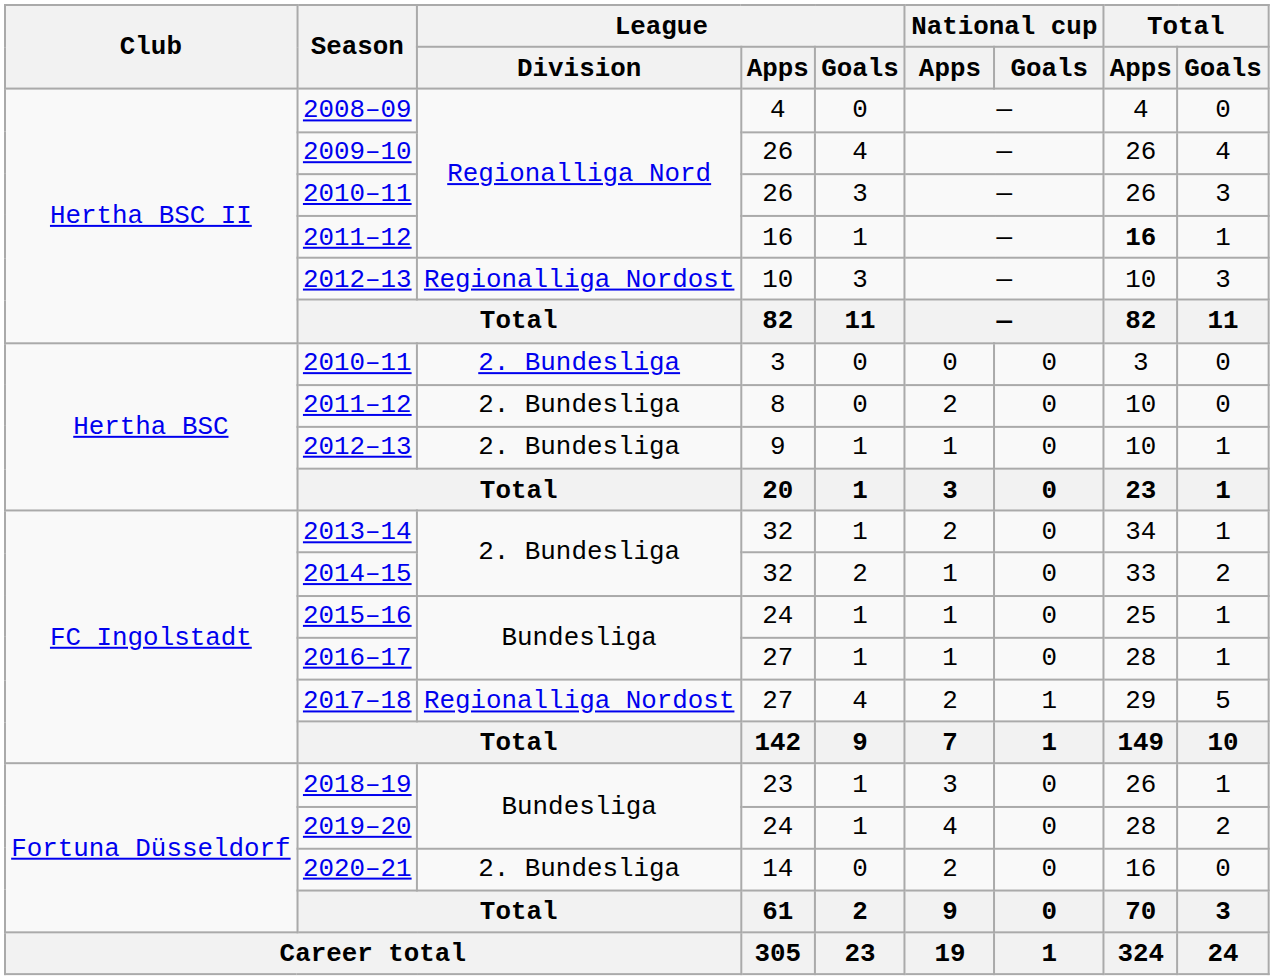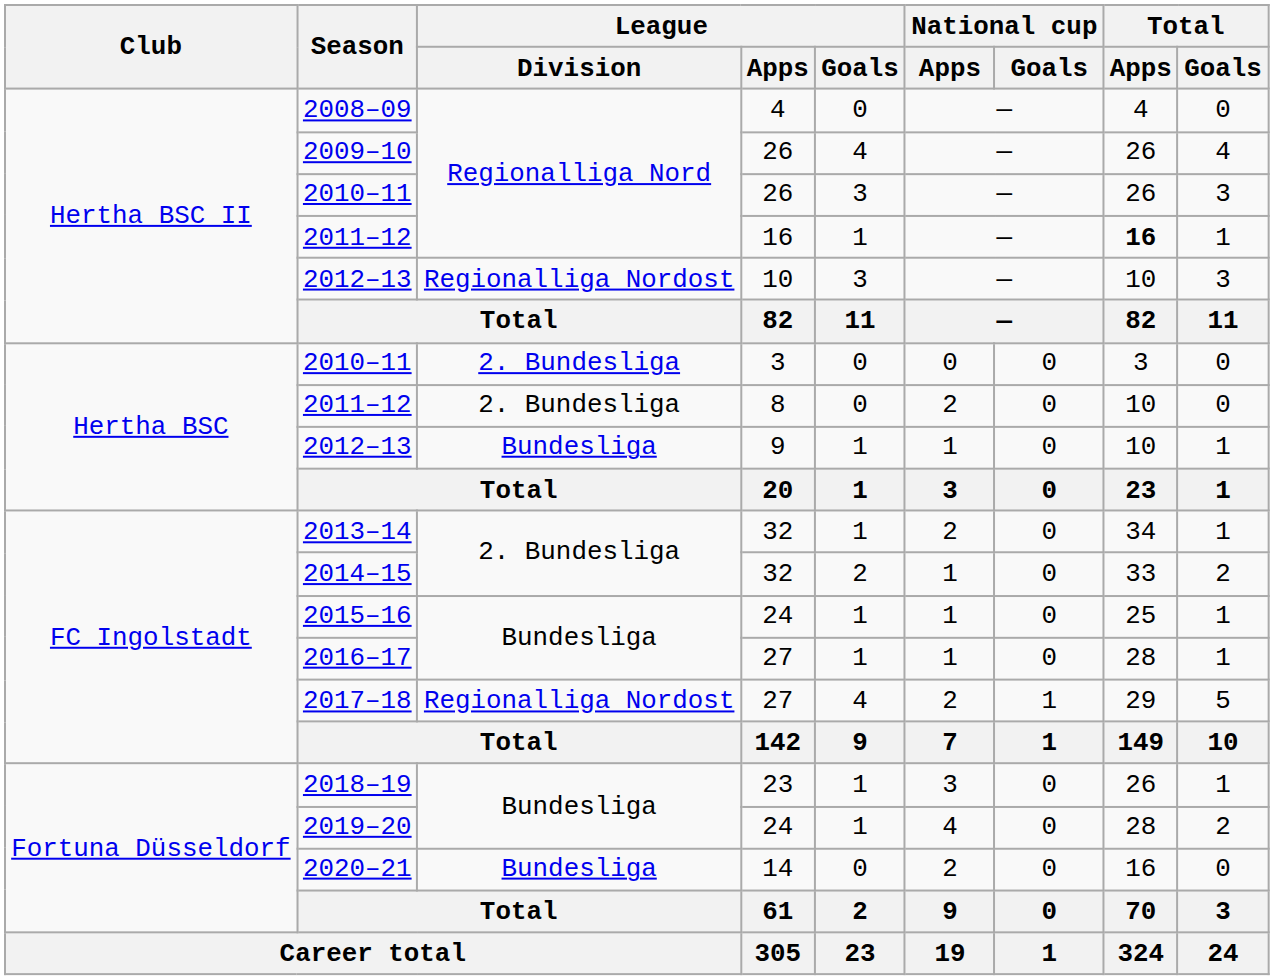(579, 448) 2. Bundesliga -> (579, 448) Bundesliga
(579, 869) 2. Bundesliga -> (579, 869) Bundesliga
